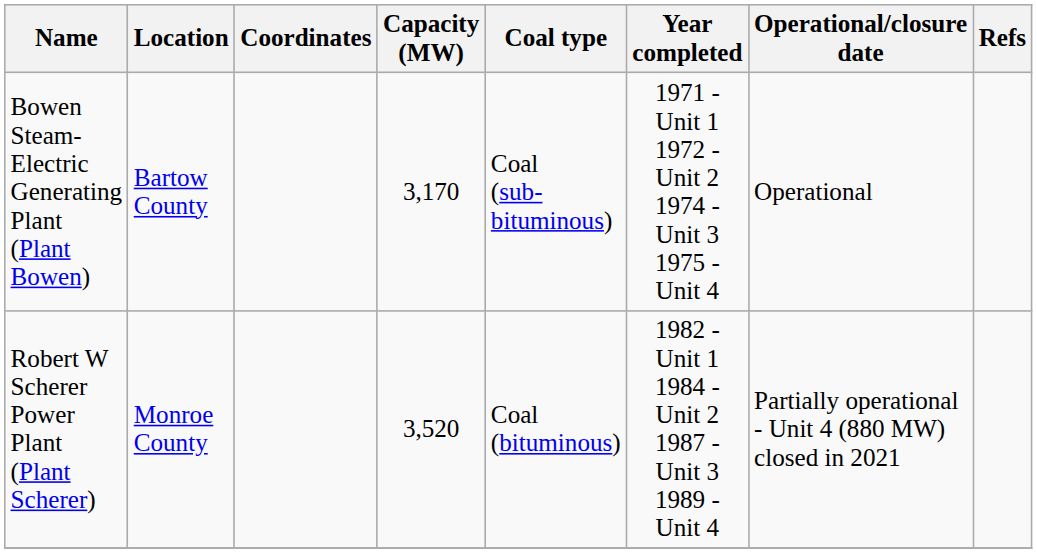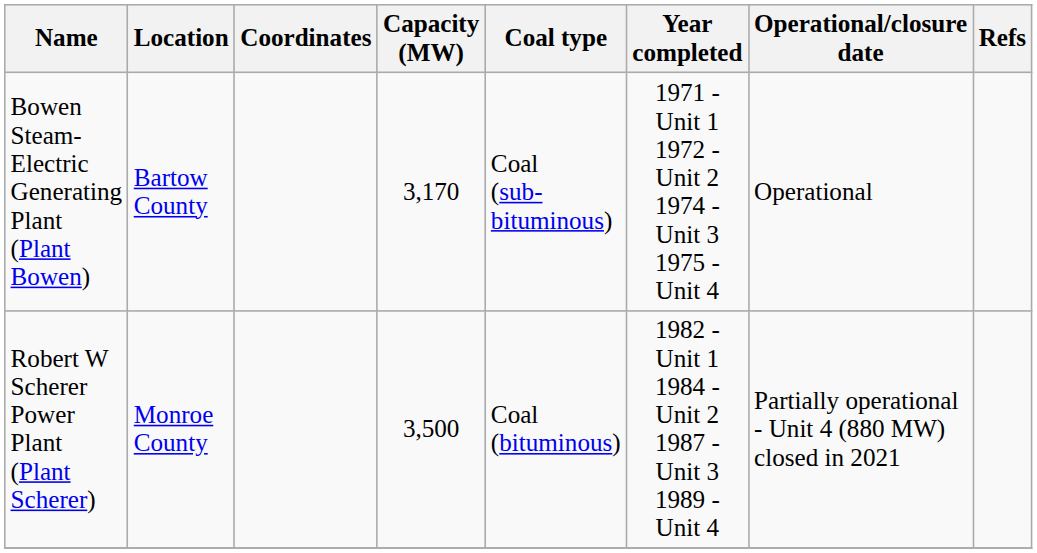(431, 429) 3,520 -> (431, 429) 3,500
